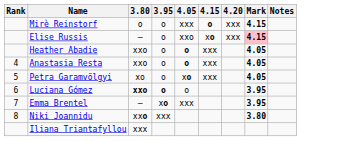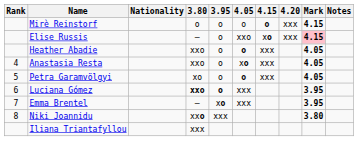+ column: (157, 11)
(187, 24) xxx -> (244, 24) o
(187, 63) o -> (244, 63) xo
(187, 77) xo -> (244, 77) o
(187, 90) o -> (244, 90) xxx
